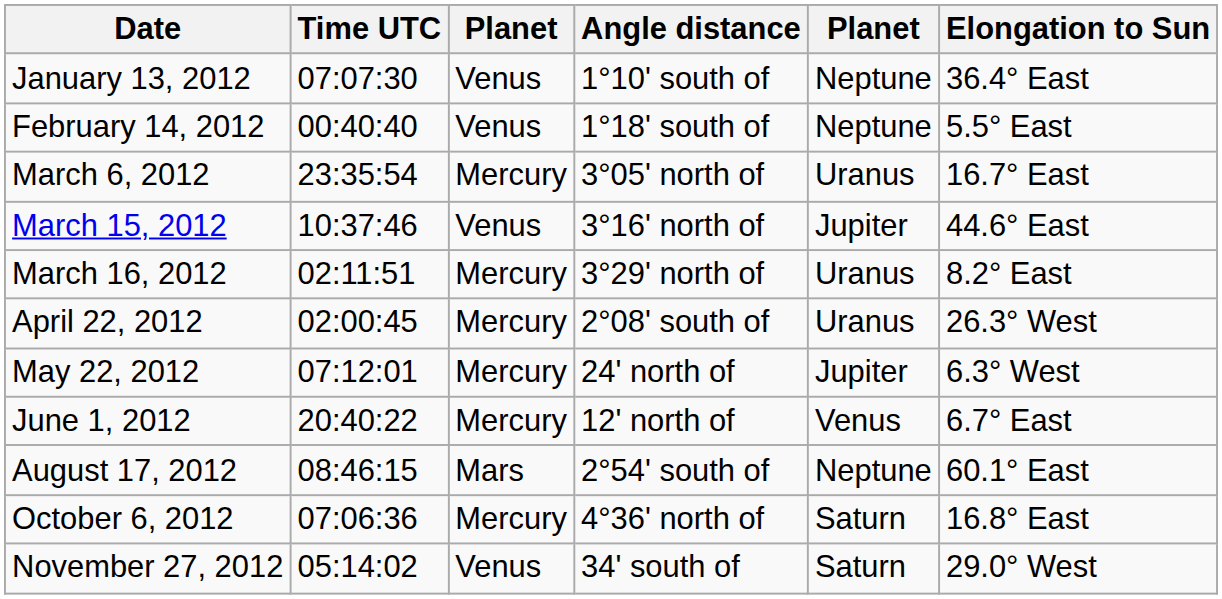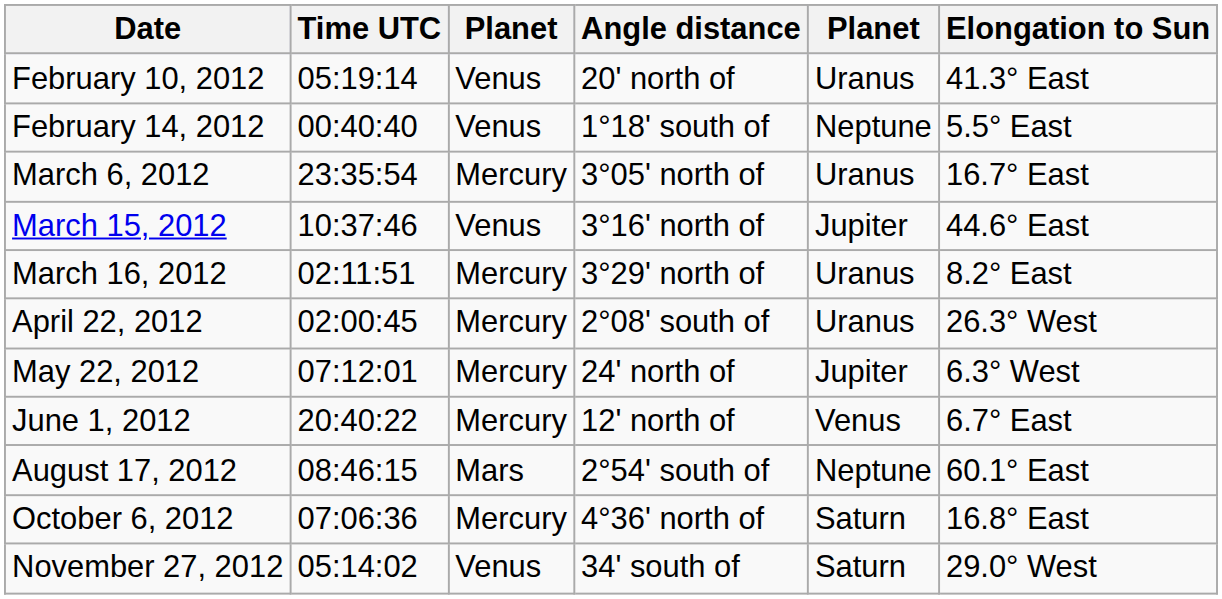- row: (131, 77)
+ row: (138, 77)
